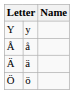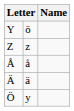(28, 30) y -> (28, 30) ö
+ row: (10, 47)
(28, 81) ö -> (28, 98) y
